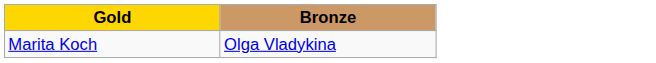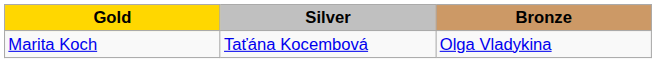+ column: (328, 17)
